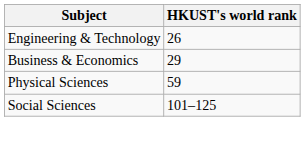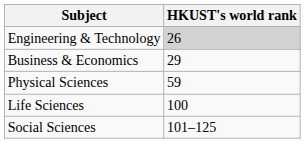(174, 37) no background -> (174, 37) lightgrey background
+ row: (46, 104)
